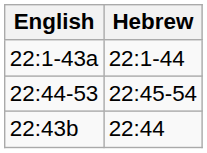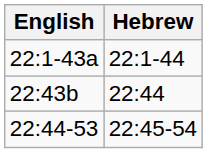rows swapped: (44, 128) <-> (54, 93)
